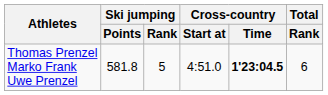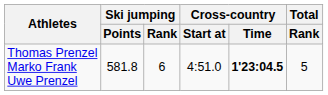(162, 67) 5 -> (162, 67) 6
(304, 67) 6 -> (304, 67) 5
